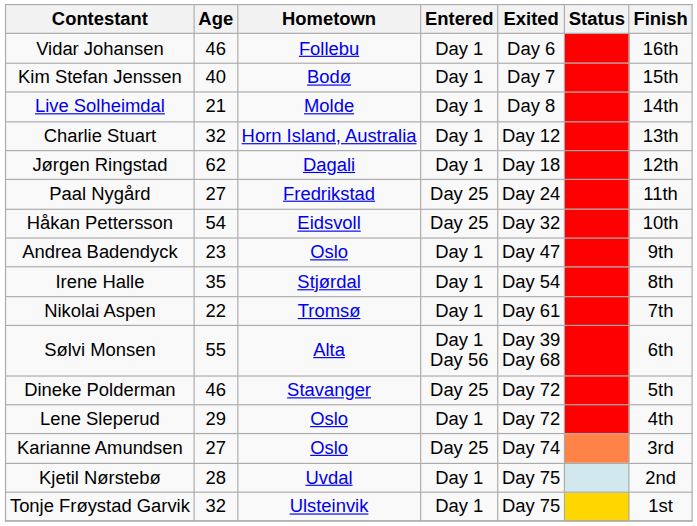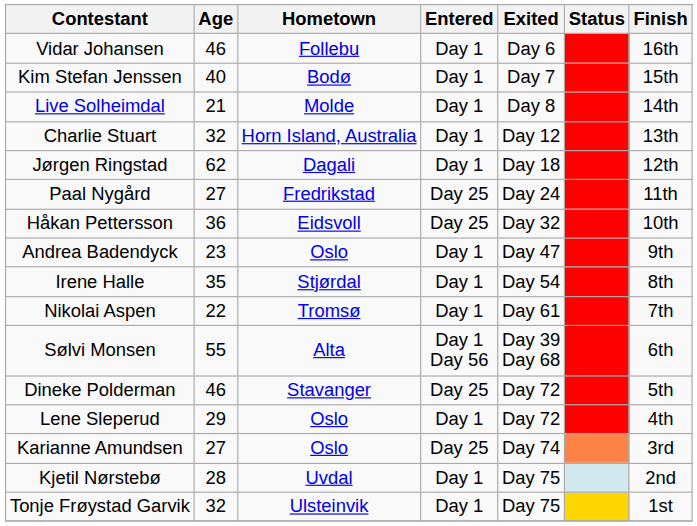(216, 223) 54 -> (216, 223) 36
